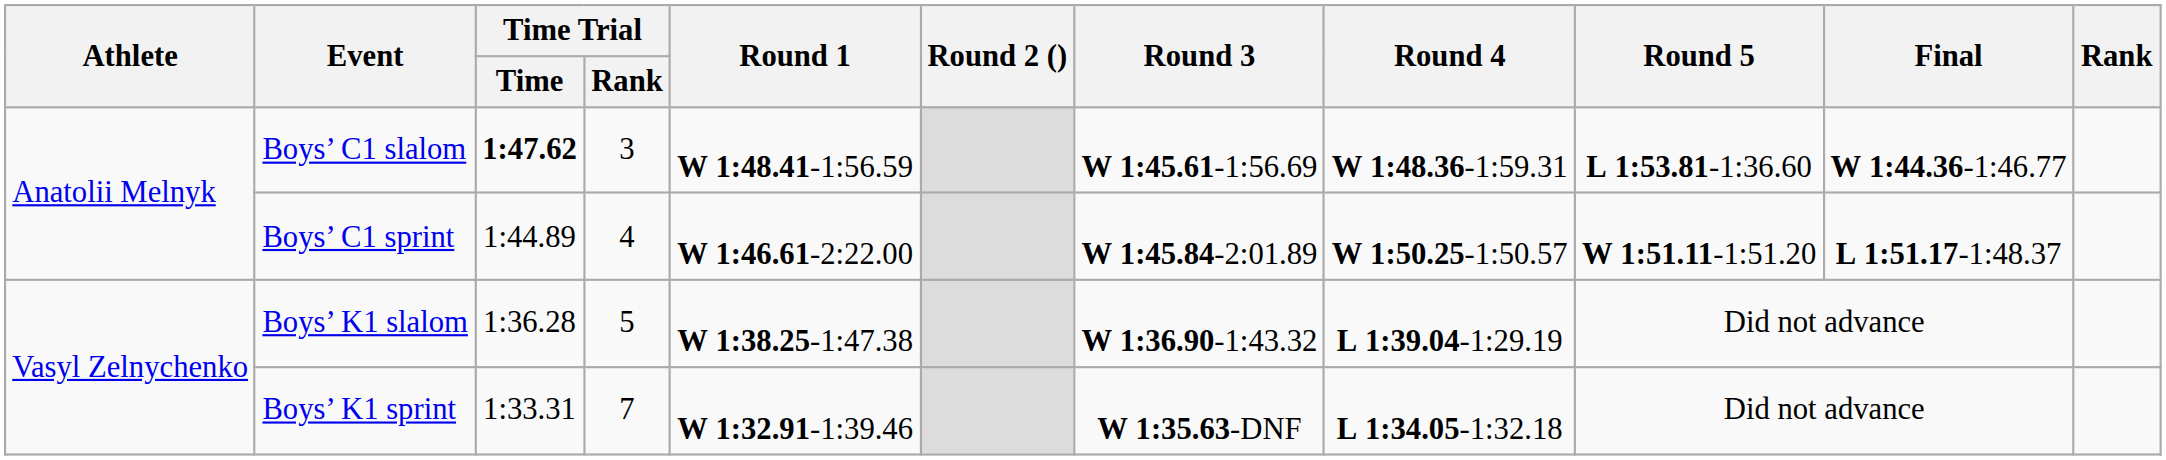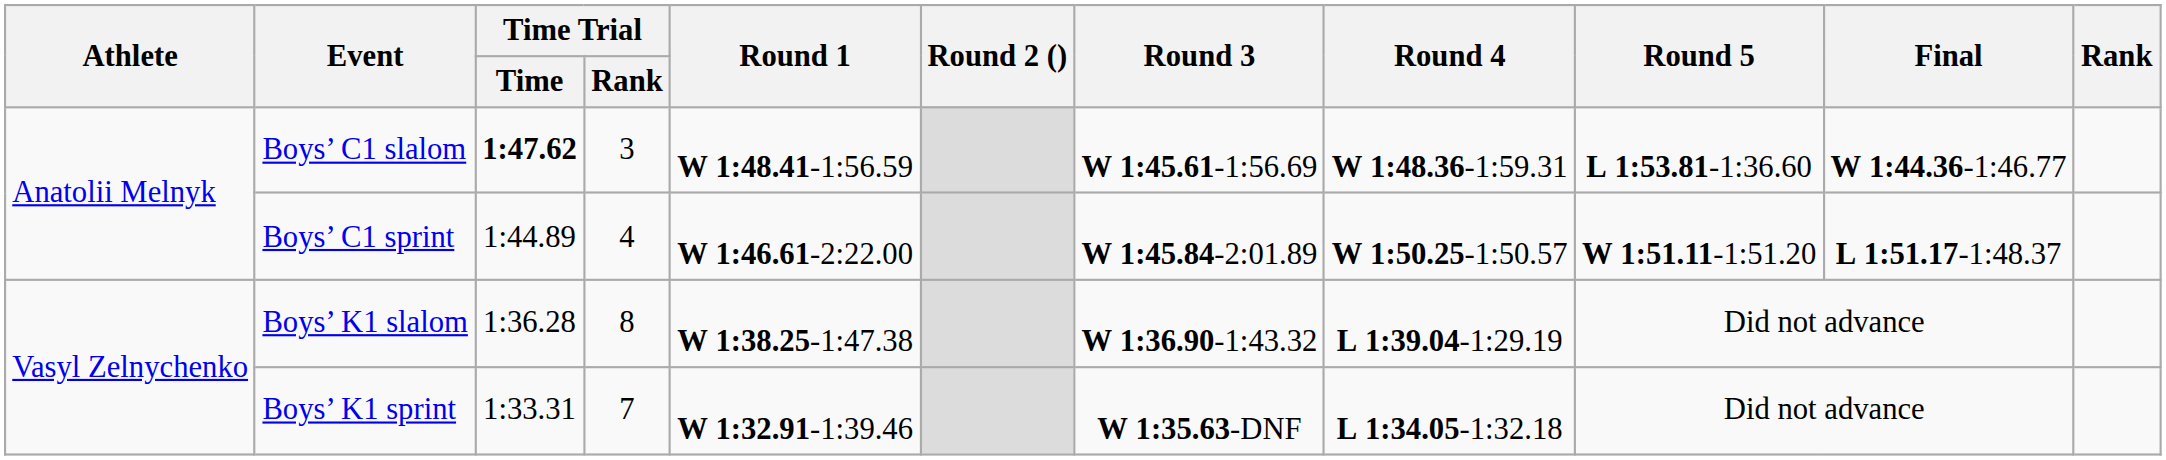(627, 323) 5 -> (627, 323) 8
